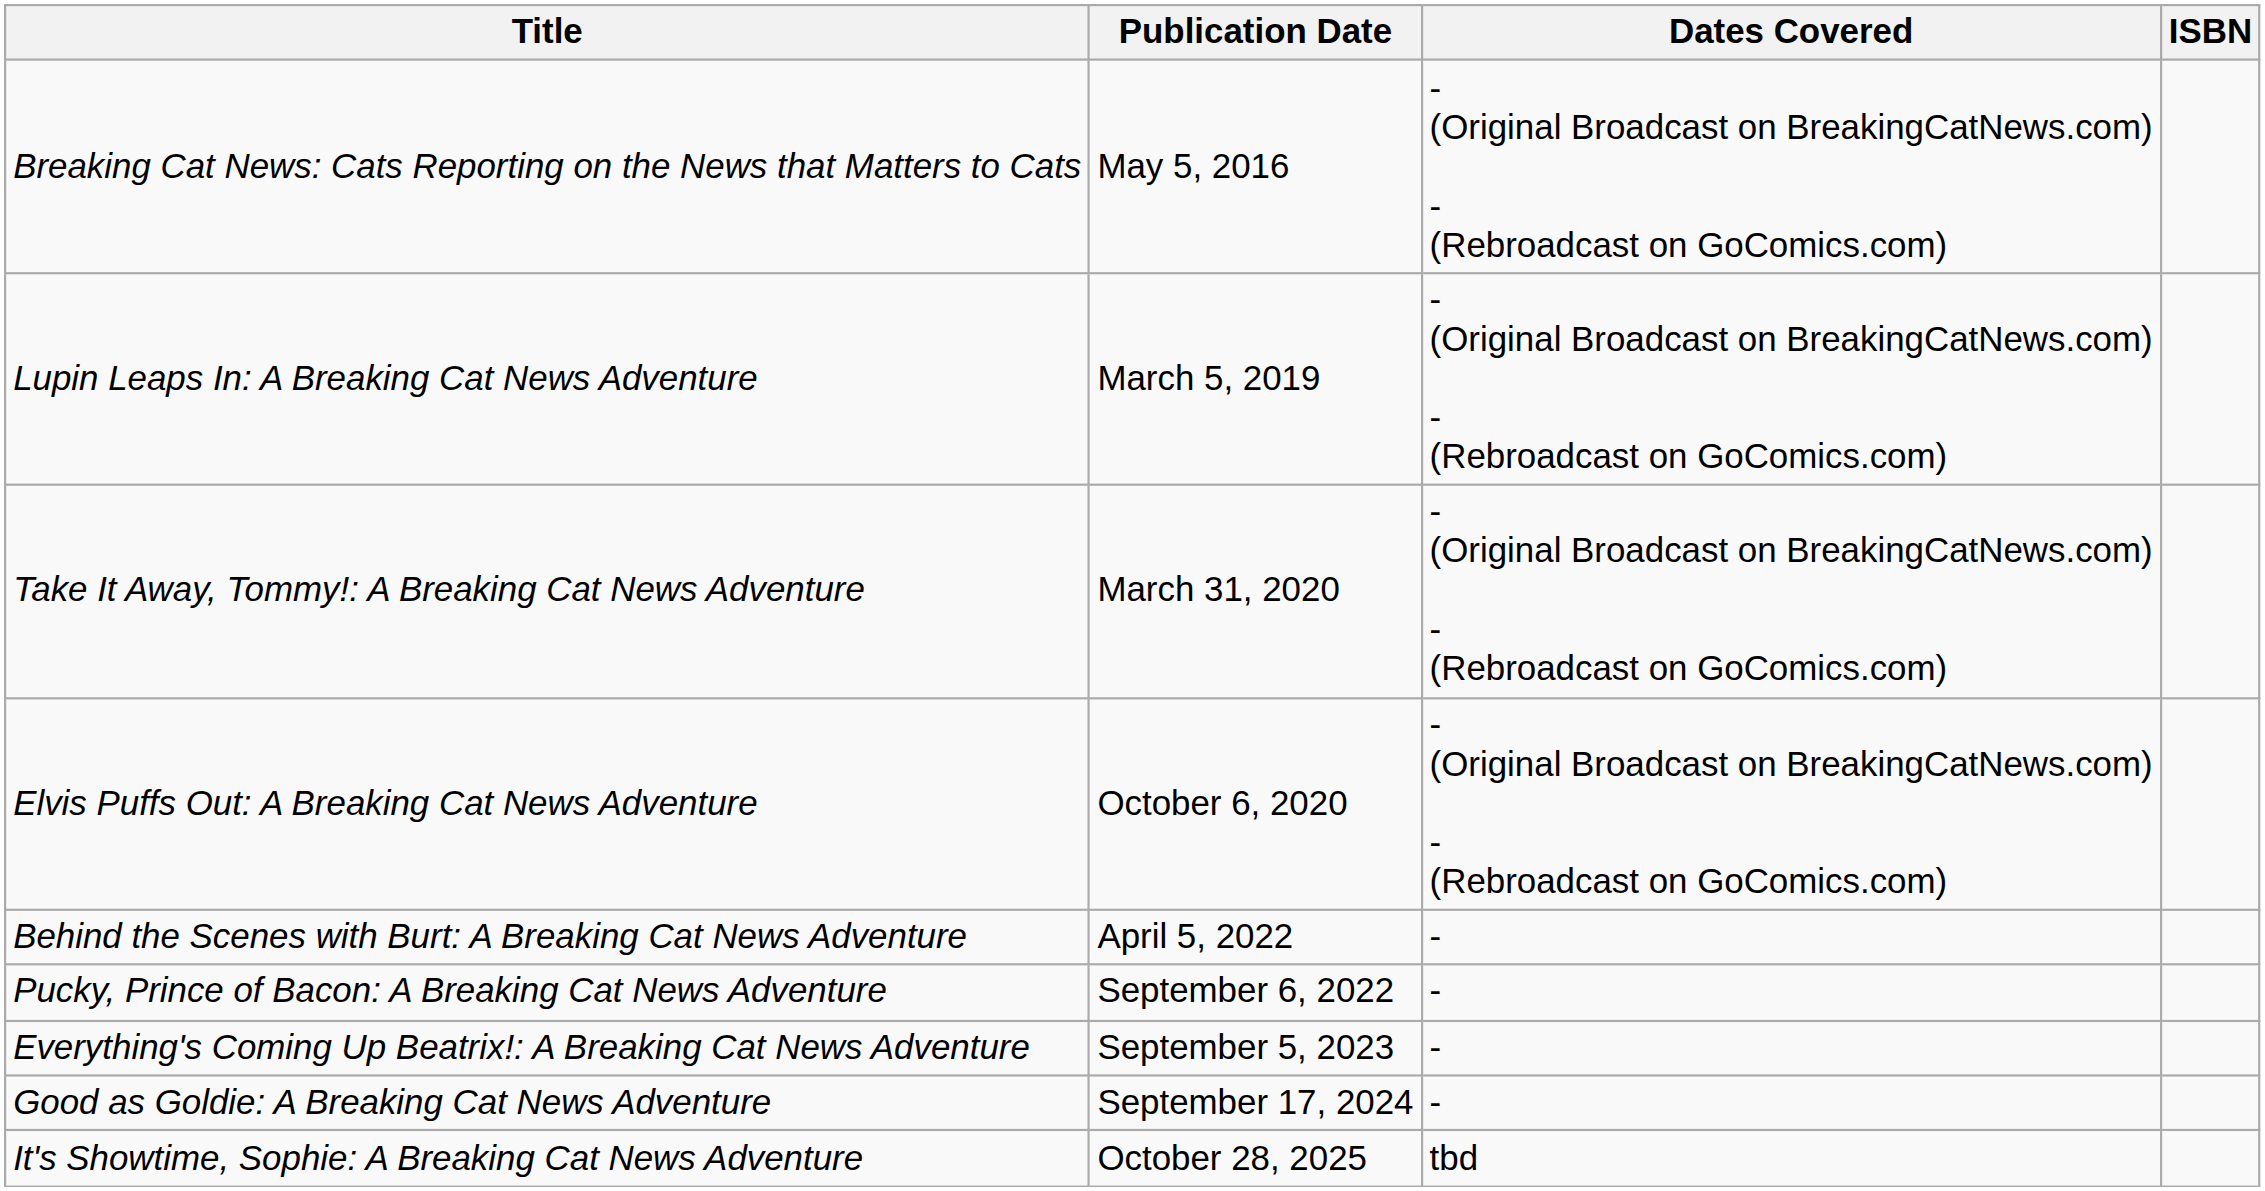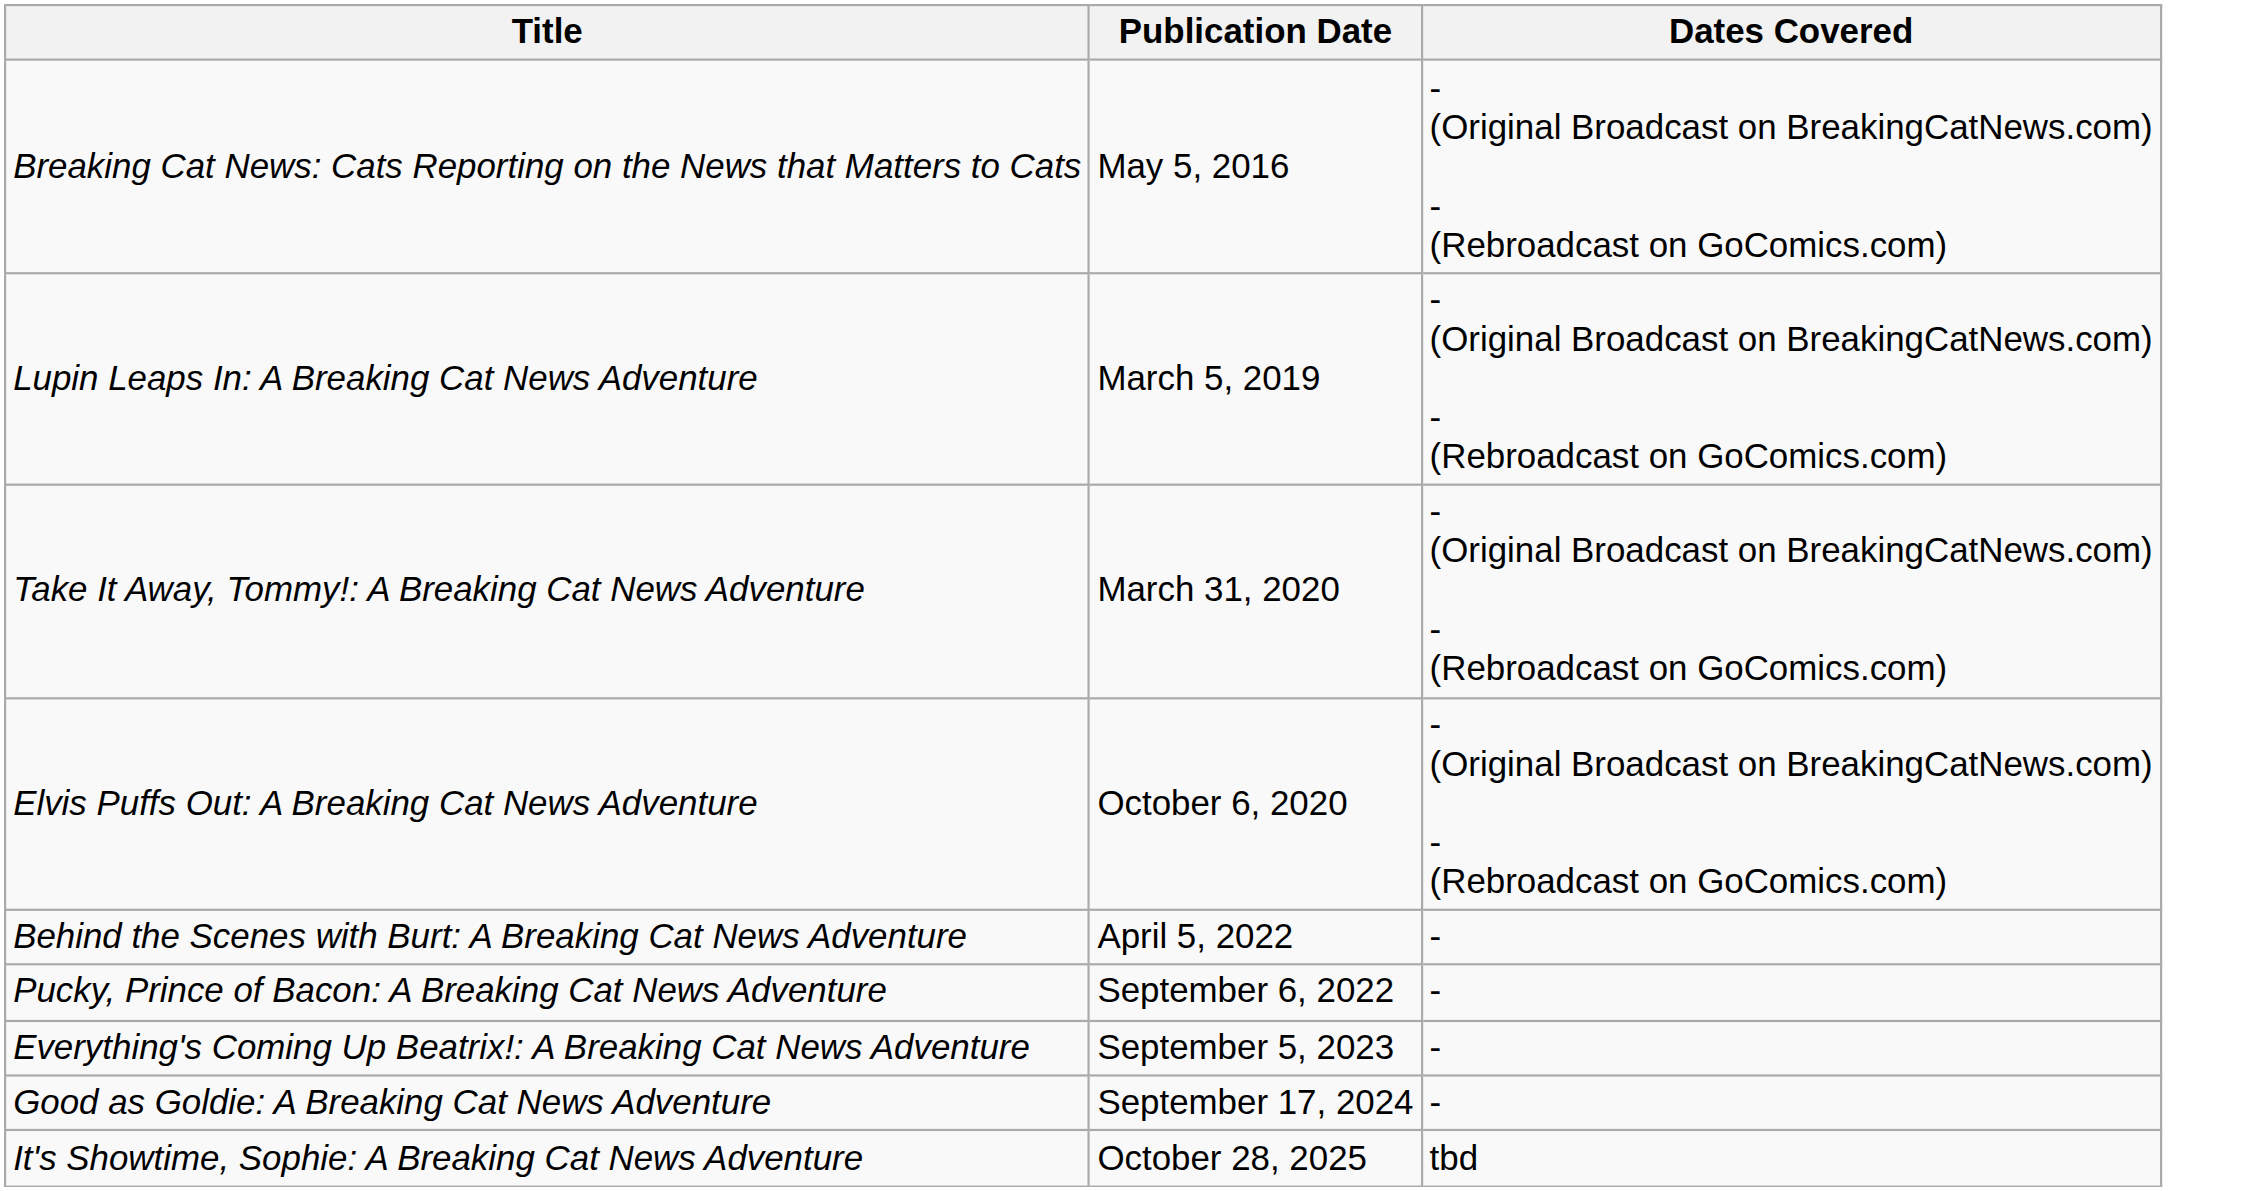- column: (2210, 32)
